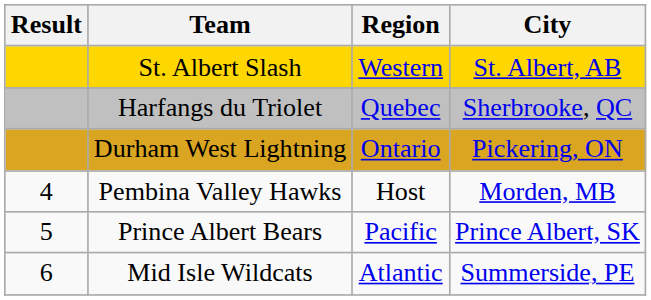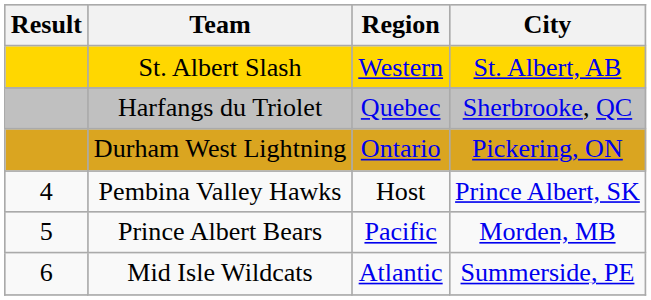(547, 190) Morden, MB -> (547, 190) Prince Albert, SK
(547, 231) Prince Albert, SK -> (547, 231) Morden, MB
